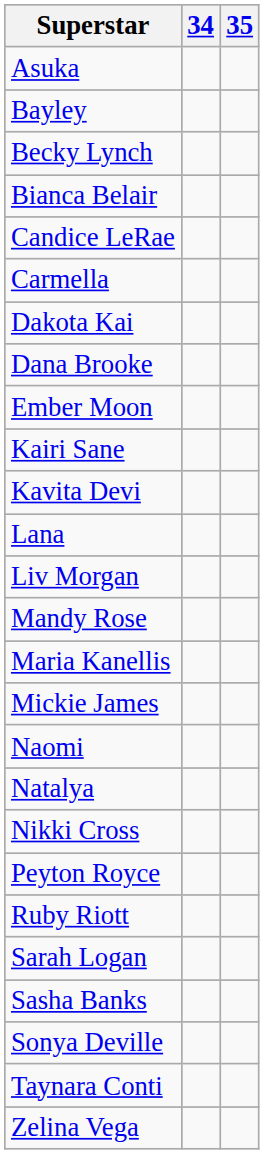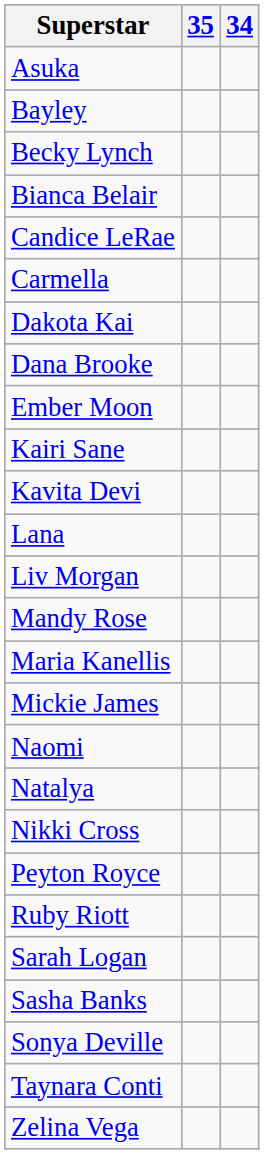columns swapped: (201, 25) <-> (240, 25)
